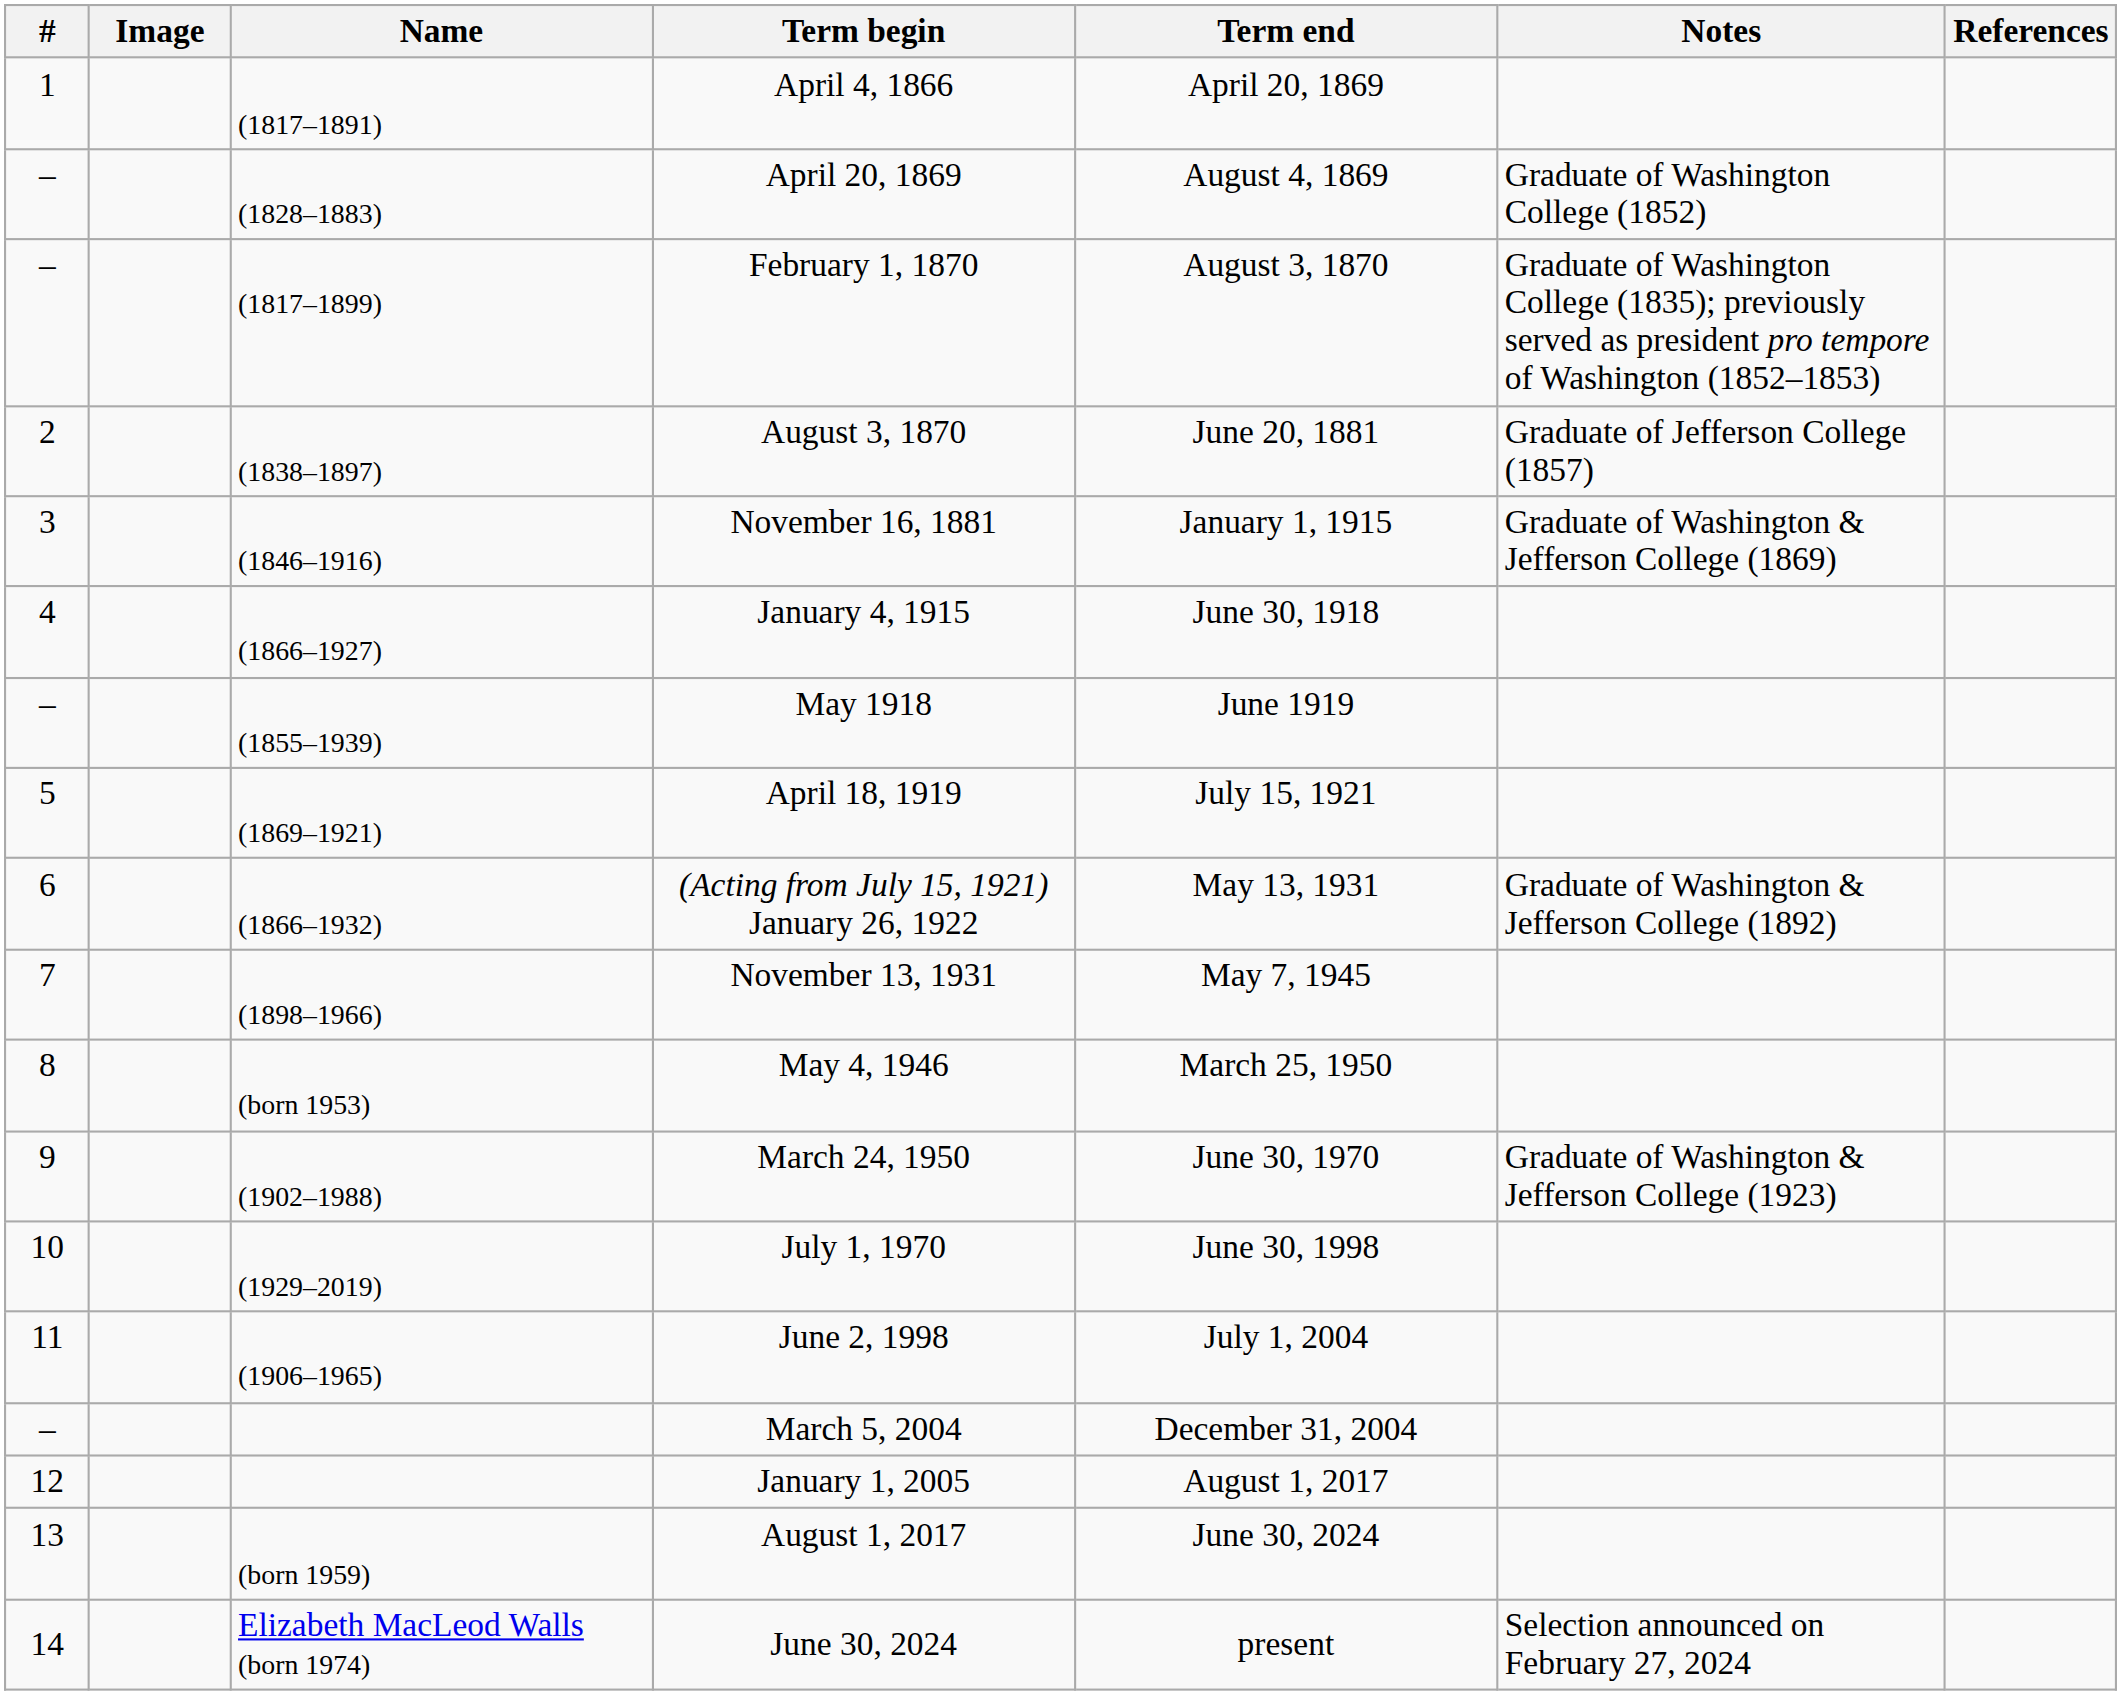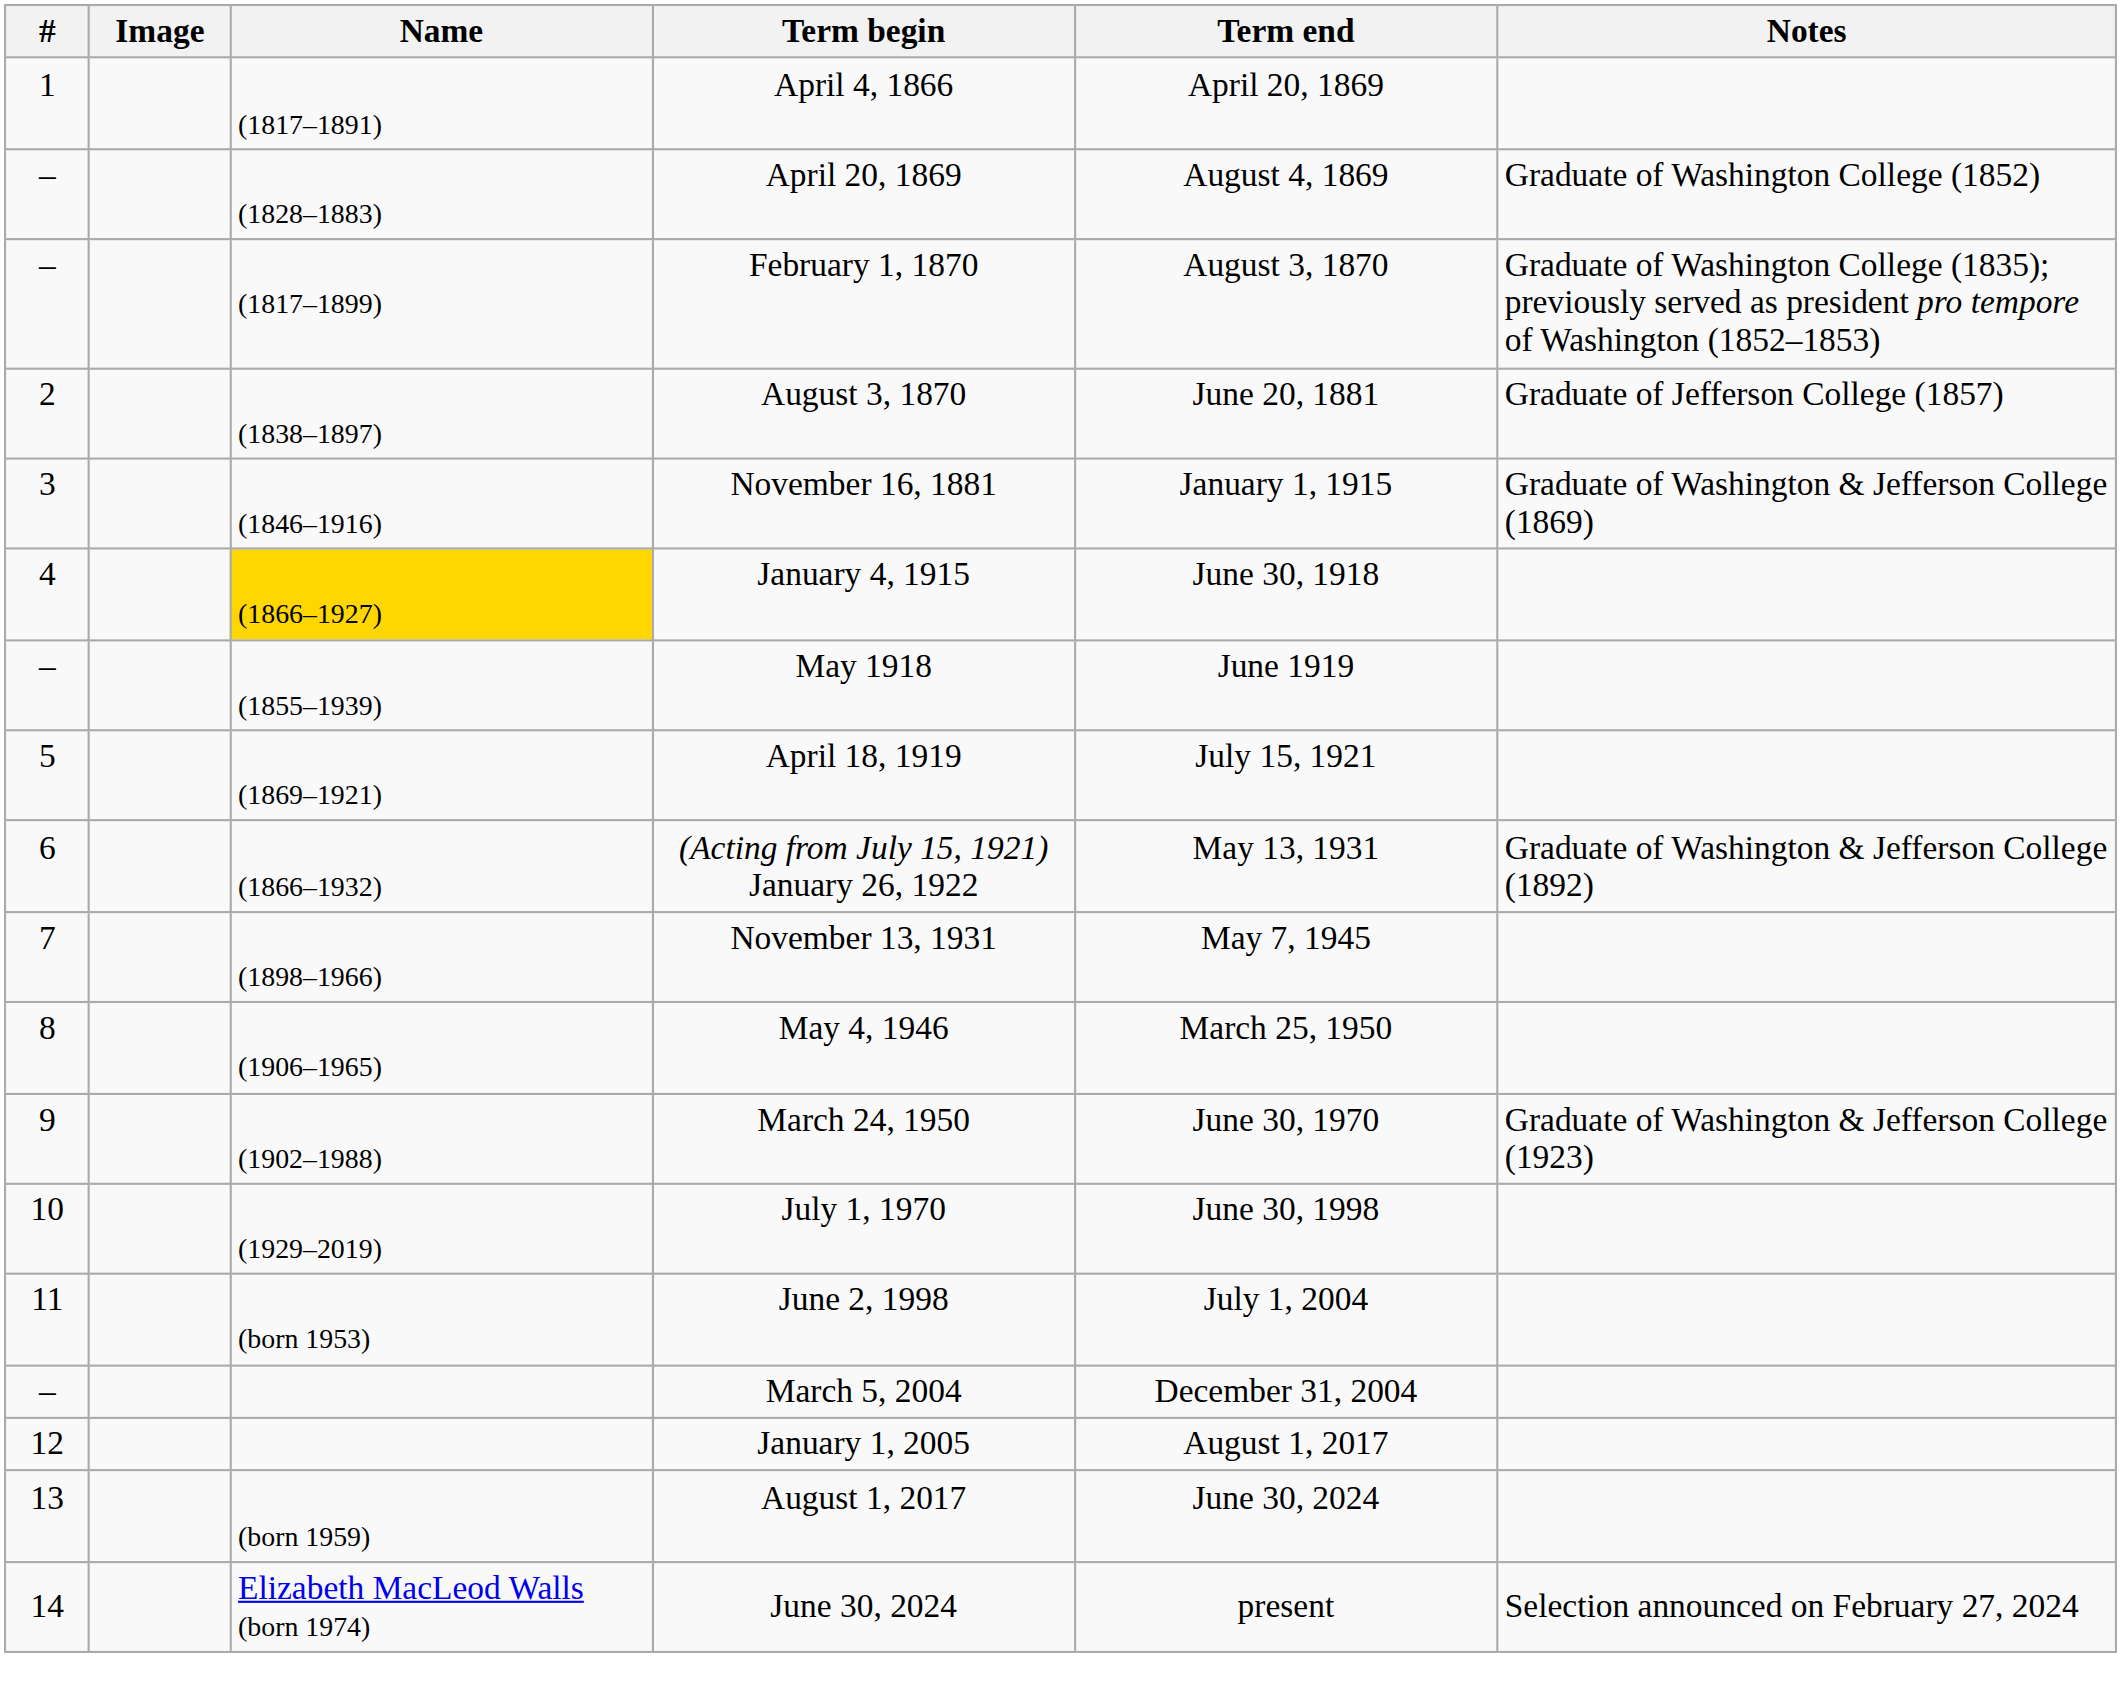- column: (2031, 31)
(310, 652) no background -> (310, 614) gold background
(304, 1105) (born 1953) -> (310, 1067) (1906–1965)
(310, 1377) (1906–1965) -> (304, 1339) (born 1953)
